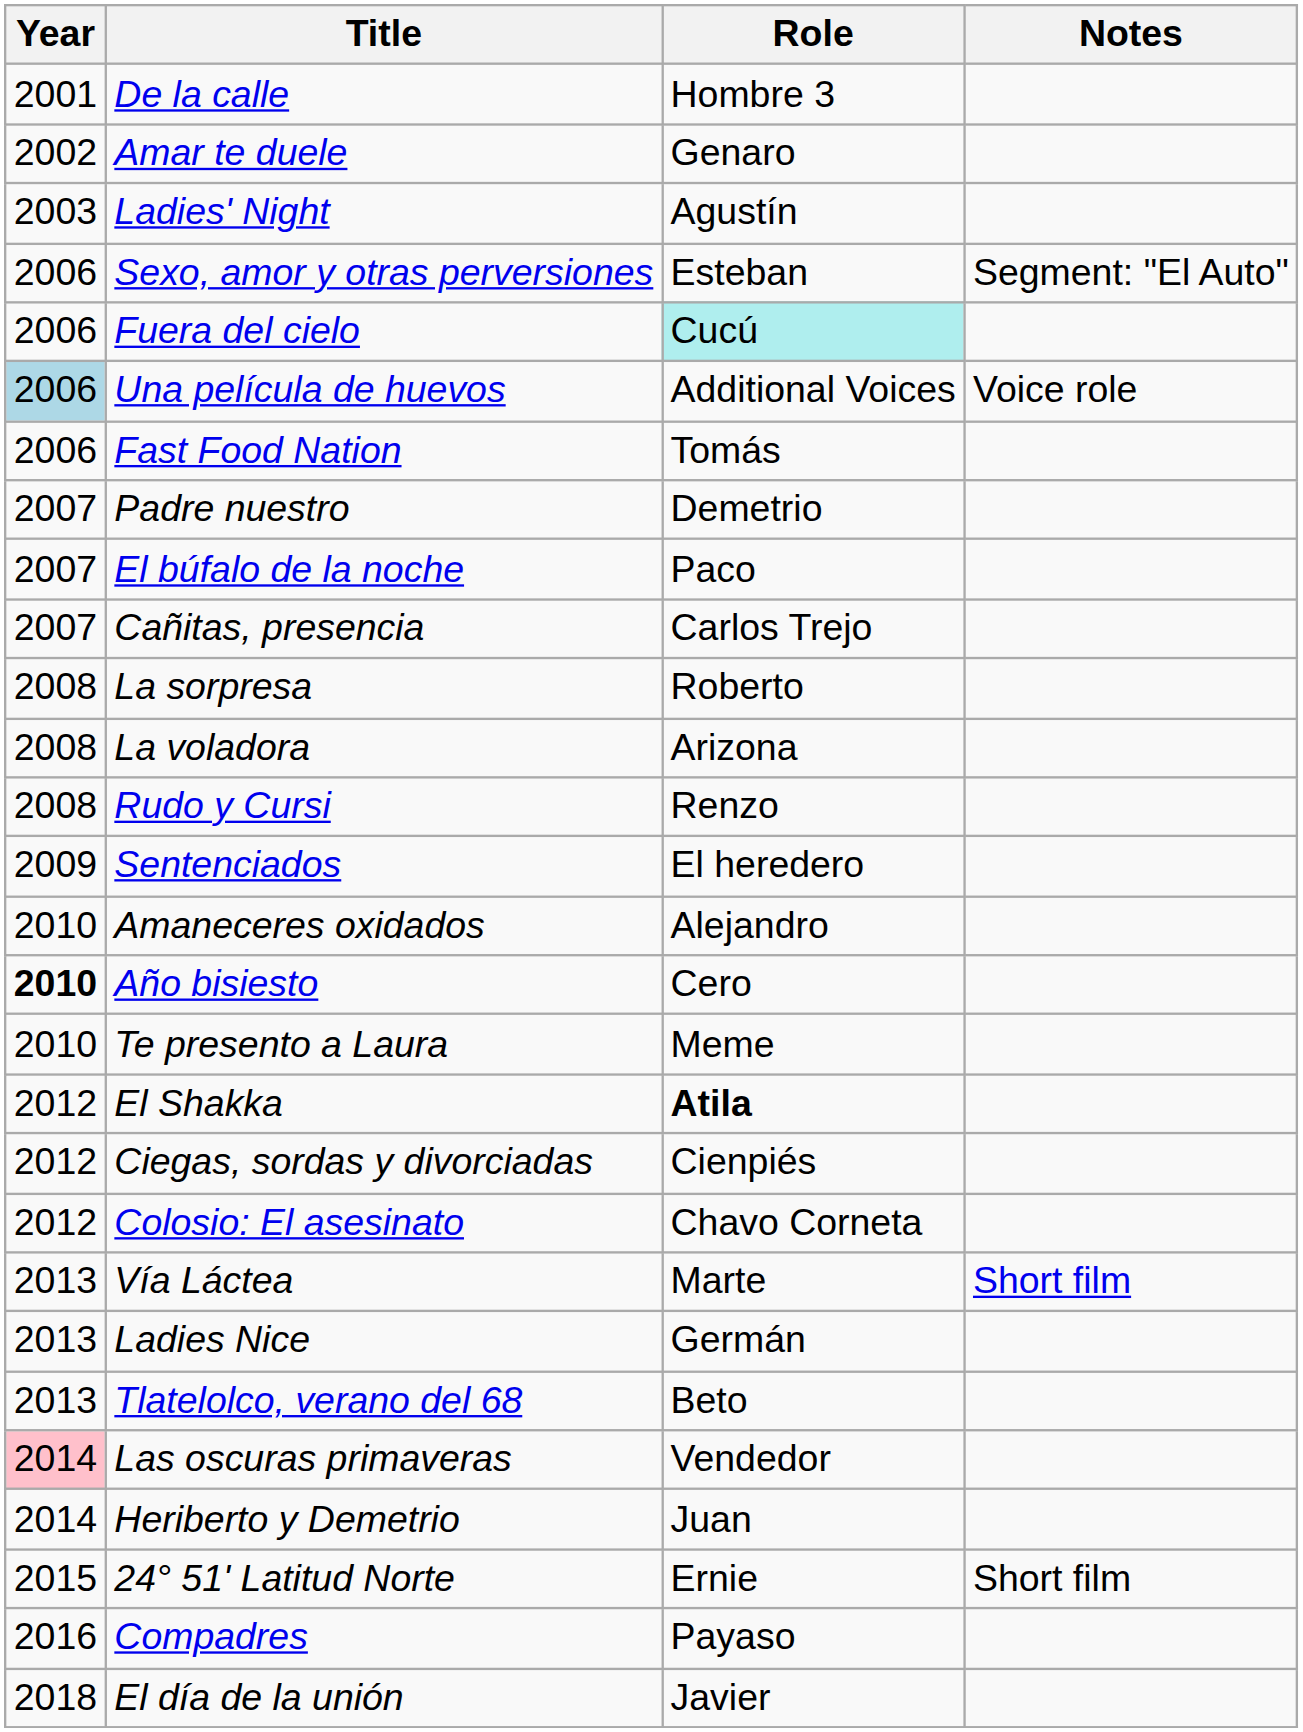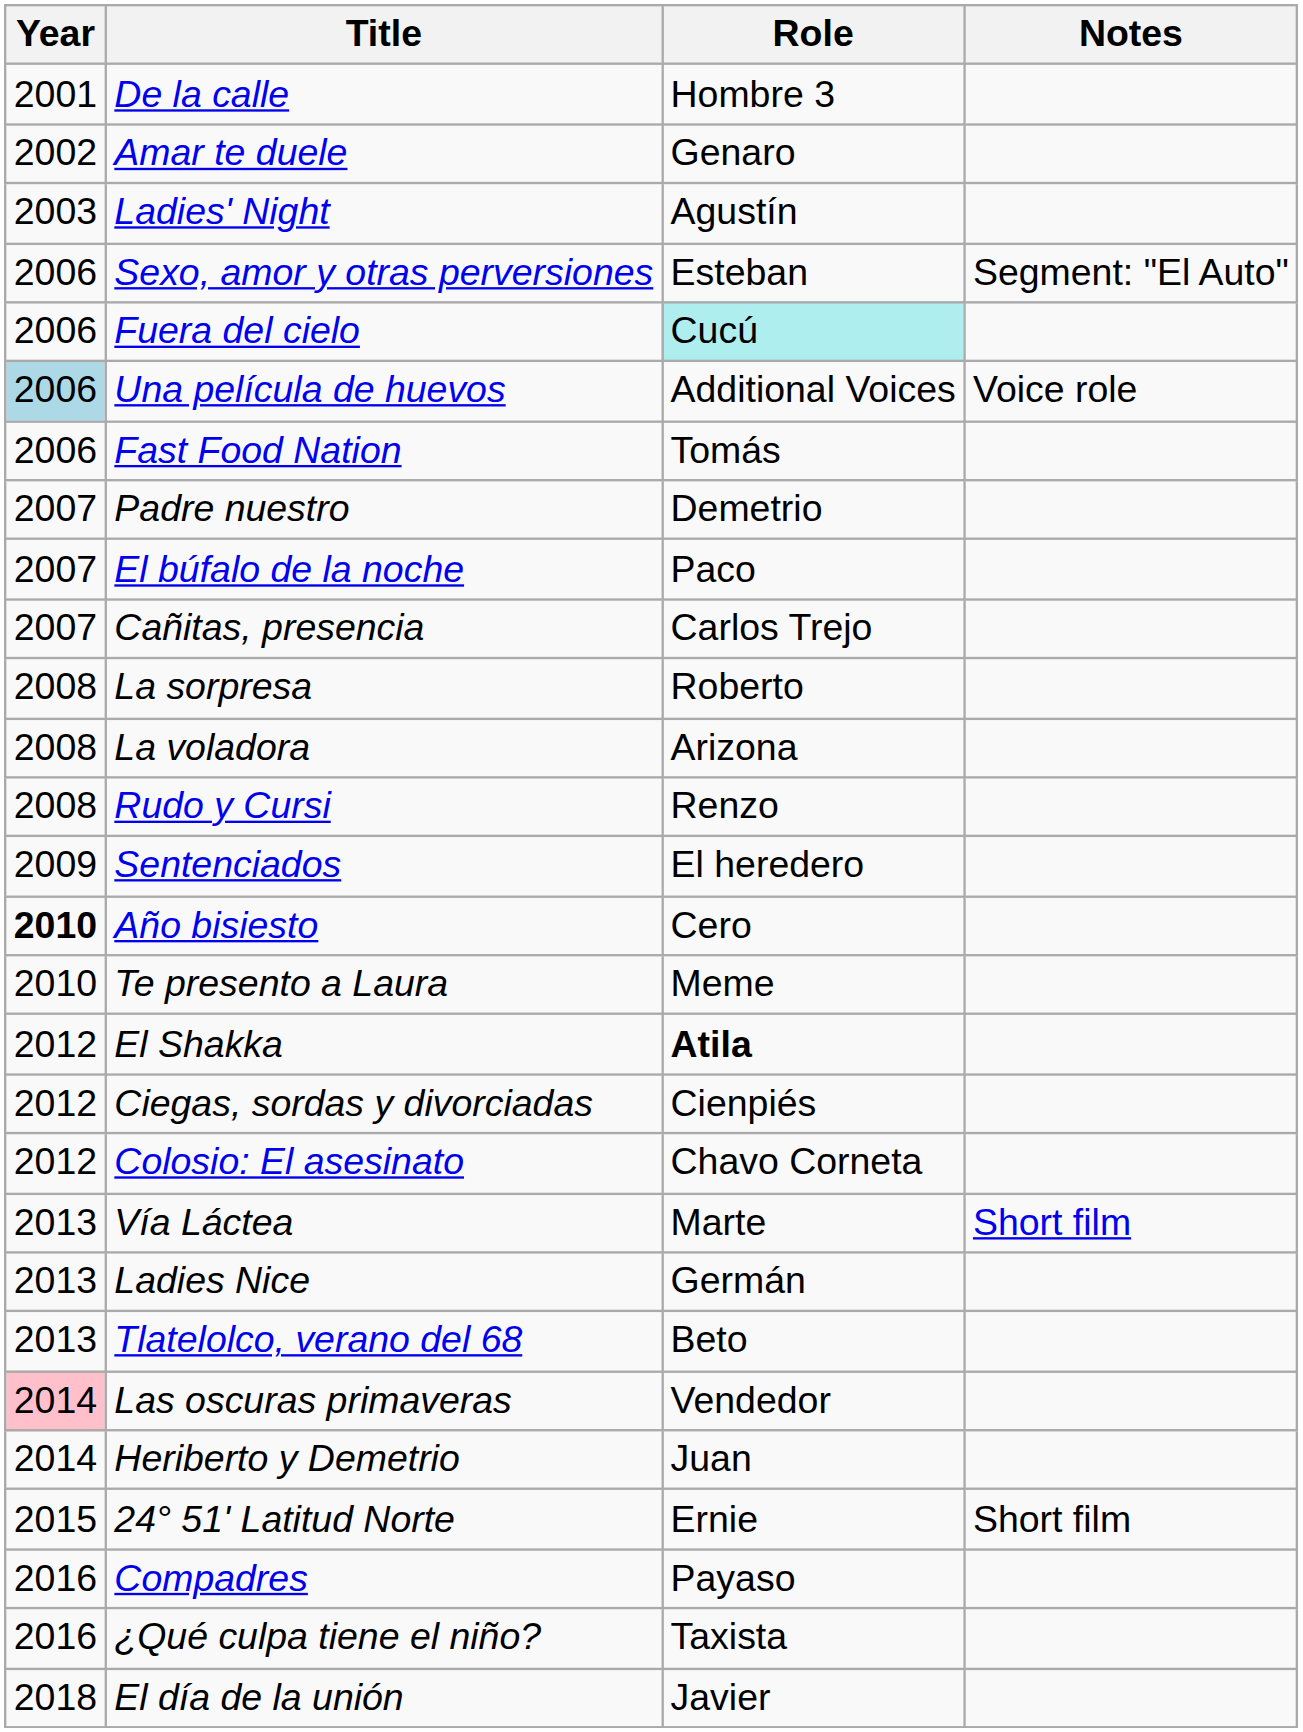- row: (300, 924)
+ row: (328, 1637)
